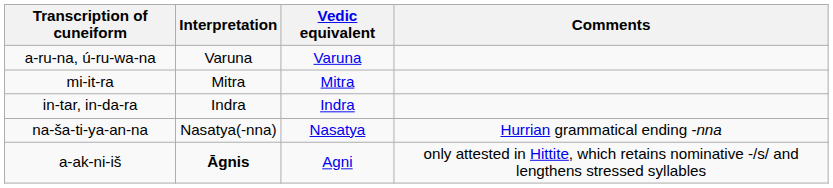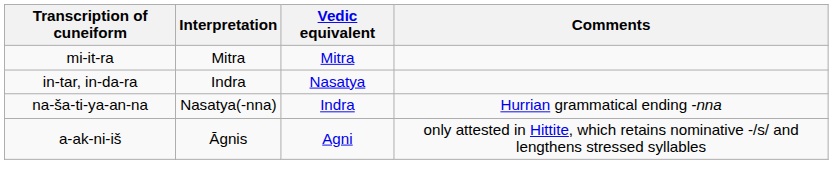- row: (90, 57)
(337, 105) Indra -> (337, 81) Nasatya
(337, 130) Nasatya -> (337, 105) Indra
(228, 162) bold -> (228, 138) normal
